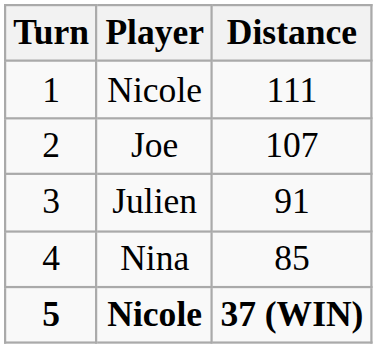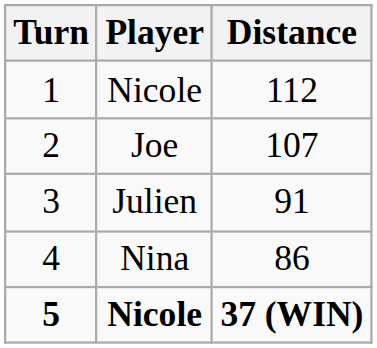(292, 88) 111 -> (292, 88) 112
(292, 257) 85 -> (292, 257) 86
